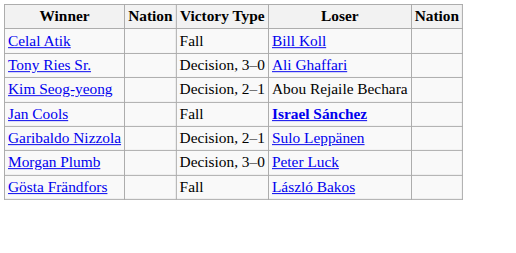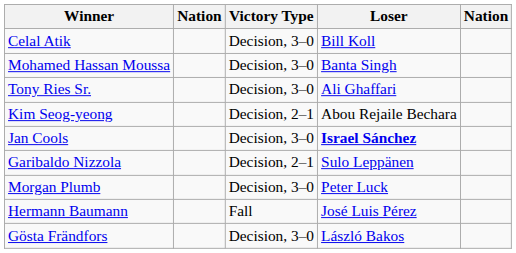(192, 41) Fall -> (271, 41) Decision, 3–0
+ row: (89, 65)
(192, 114) Fall -> (271, 138) Decision, 3–0
+ row: (68, 211)
(192, 187) Fall -> (271, 235) Decision, 3–0
